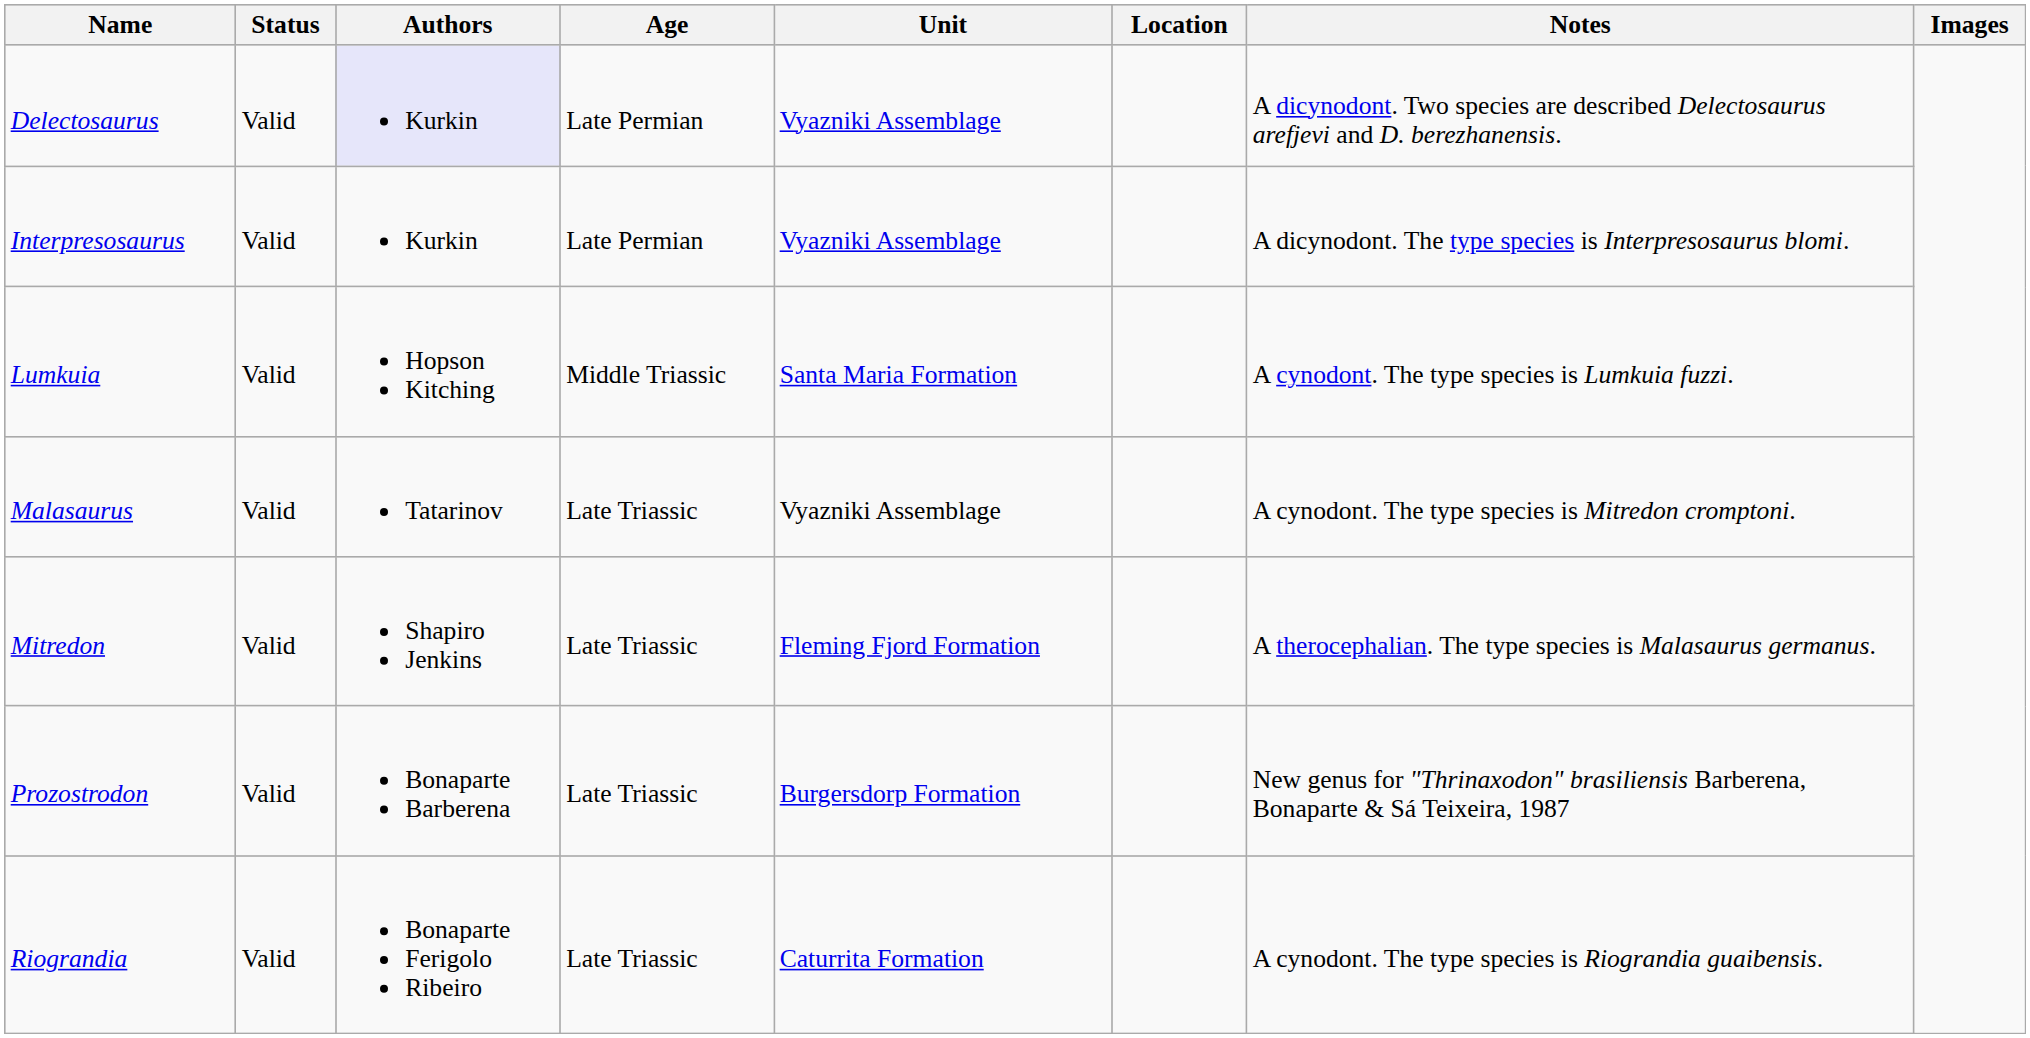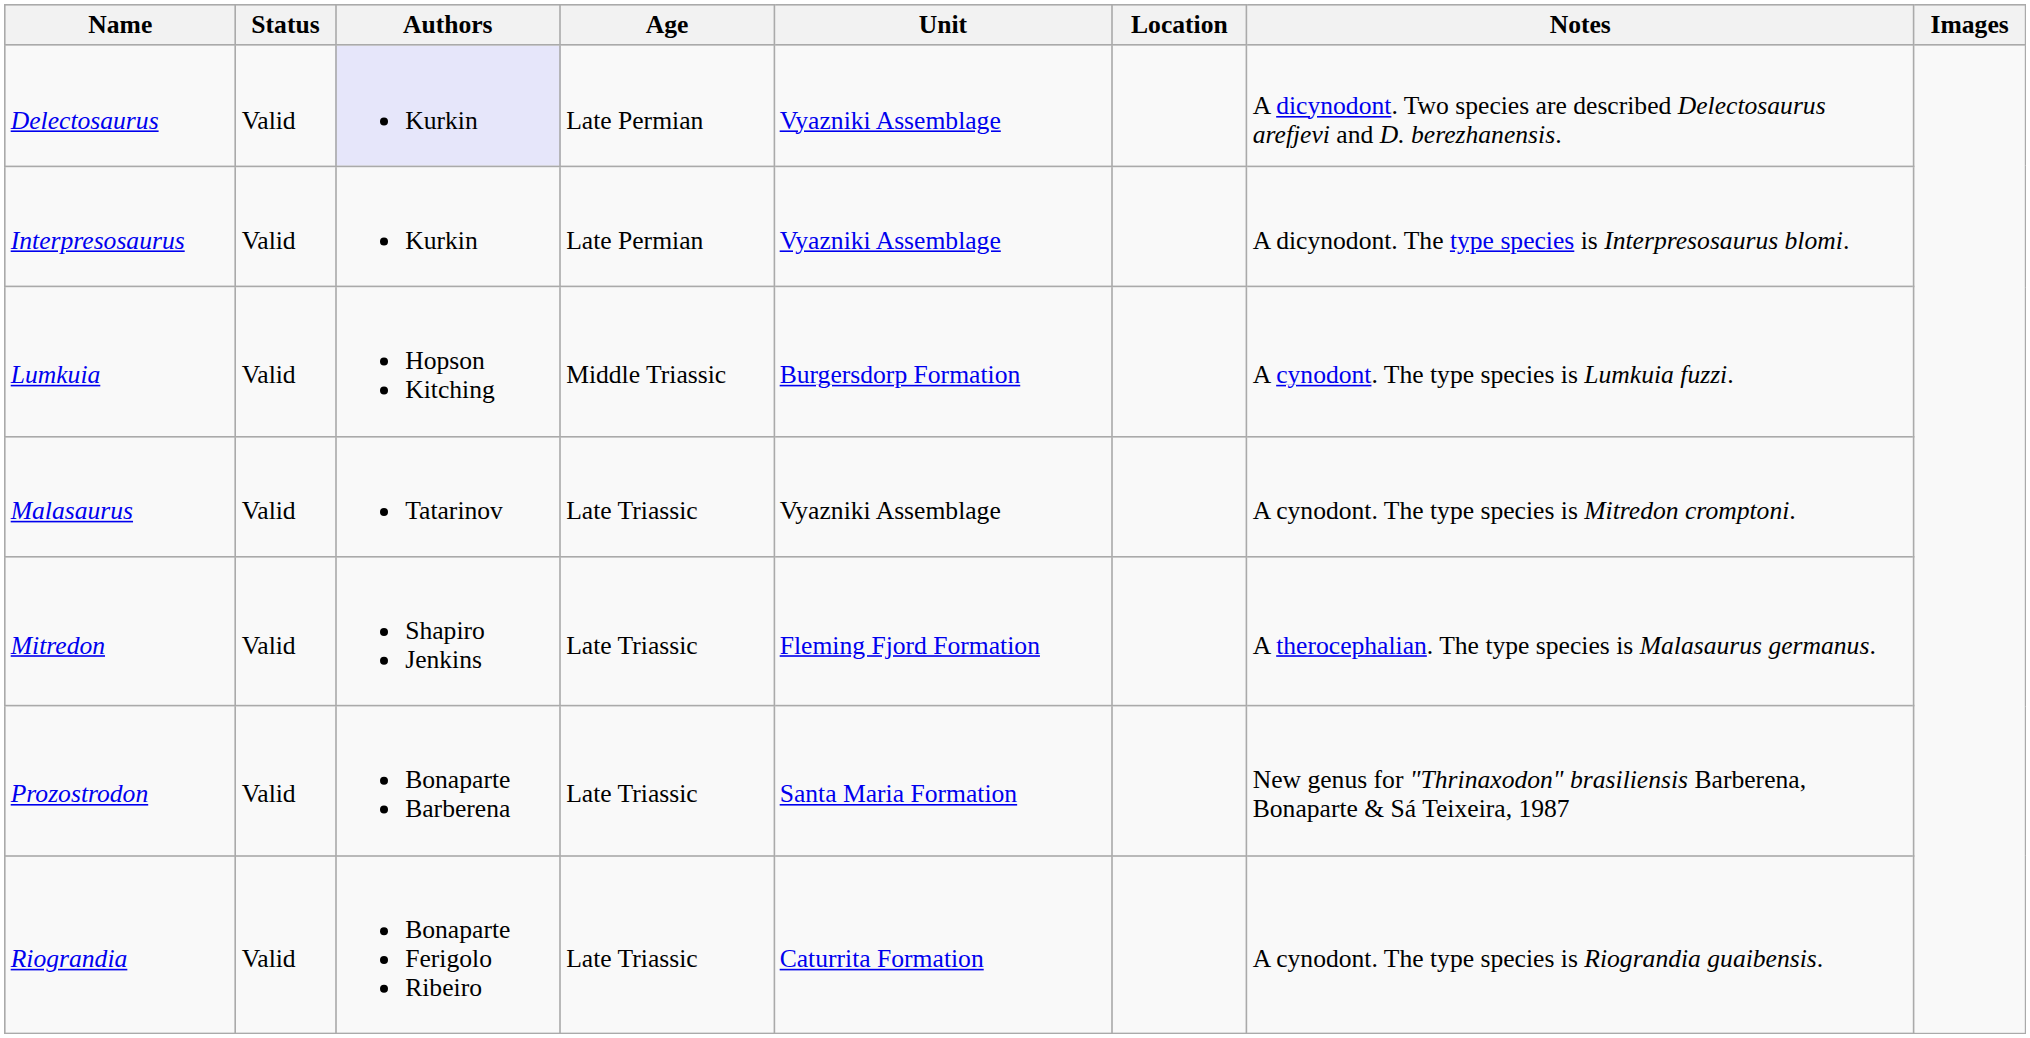(898, 375) Santa Maria Formation -> (900, 375) Burgersdorp Formation
(900, 794) Burgersdorp Formation -> (898, 794) Santa Maria Formation
